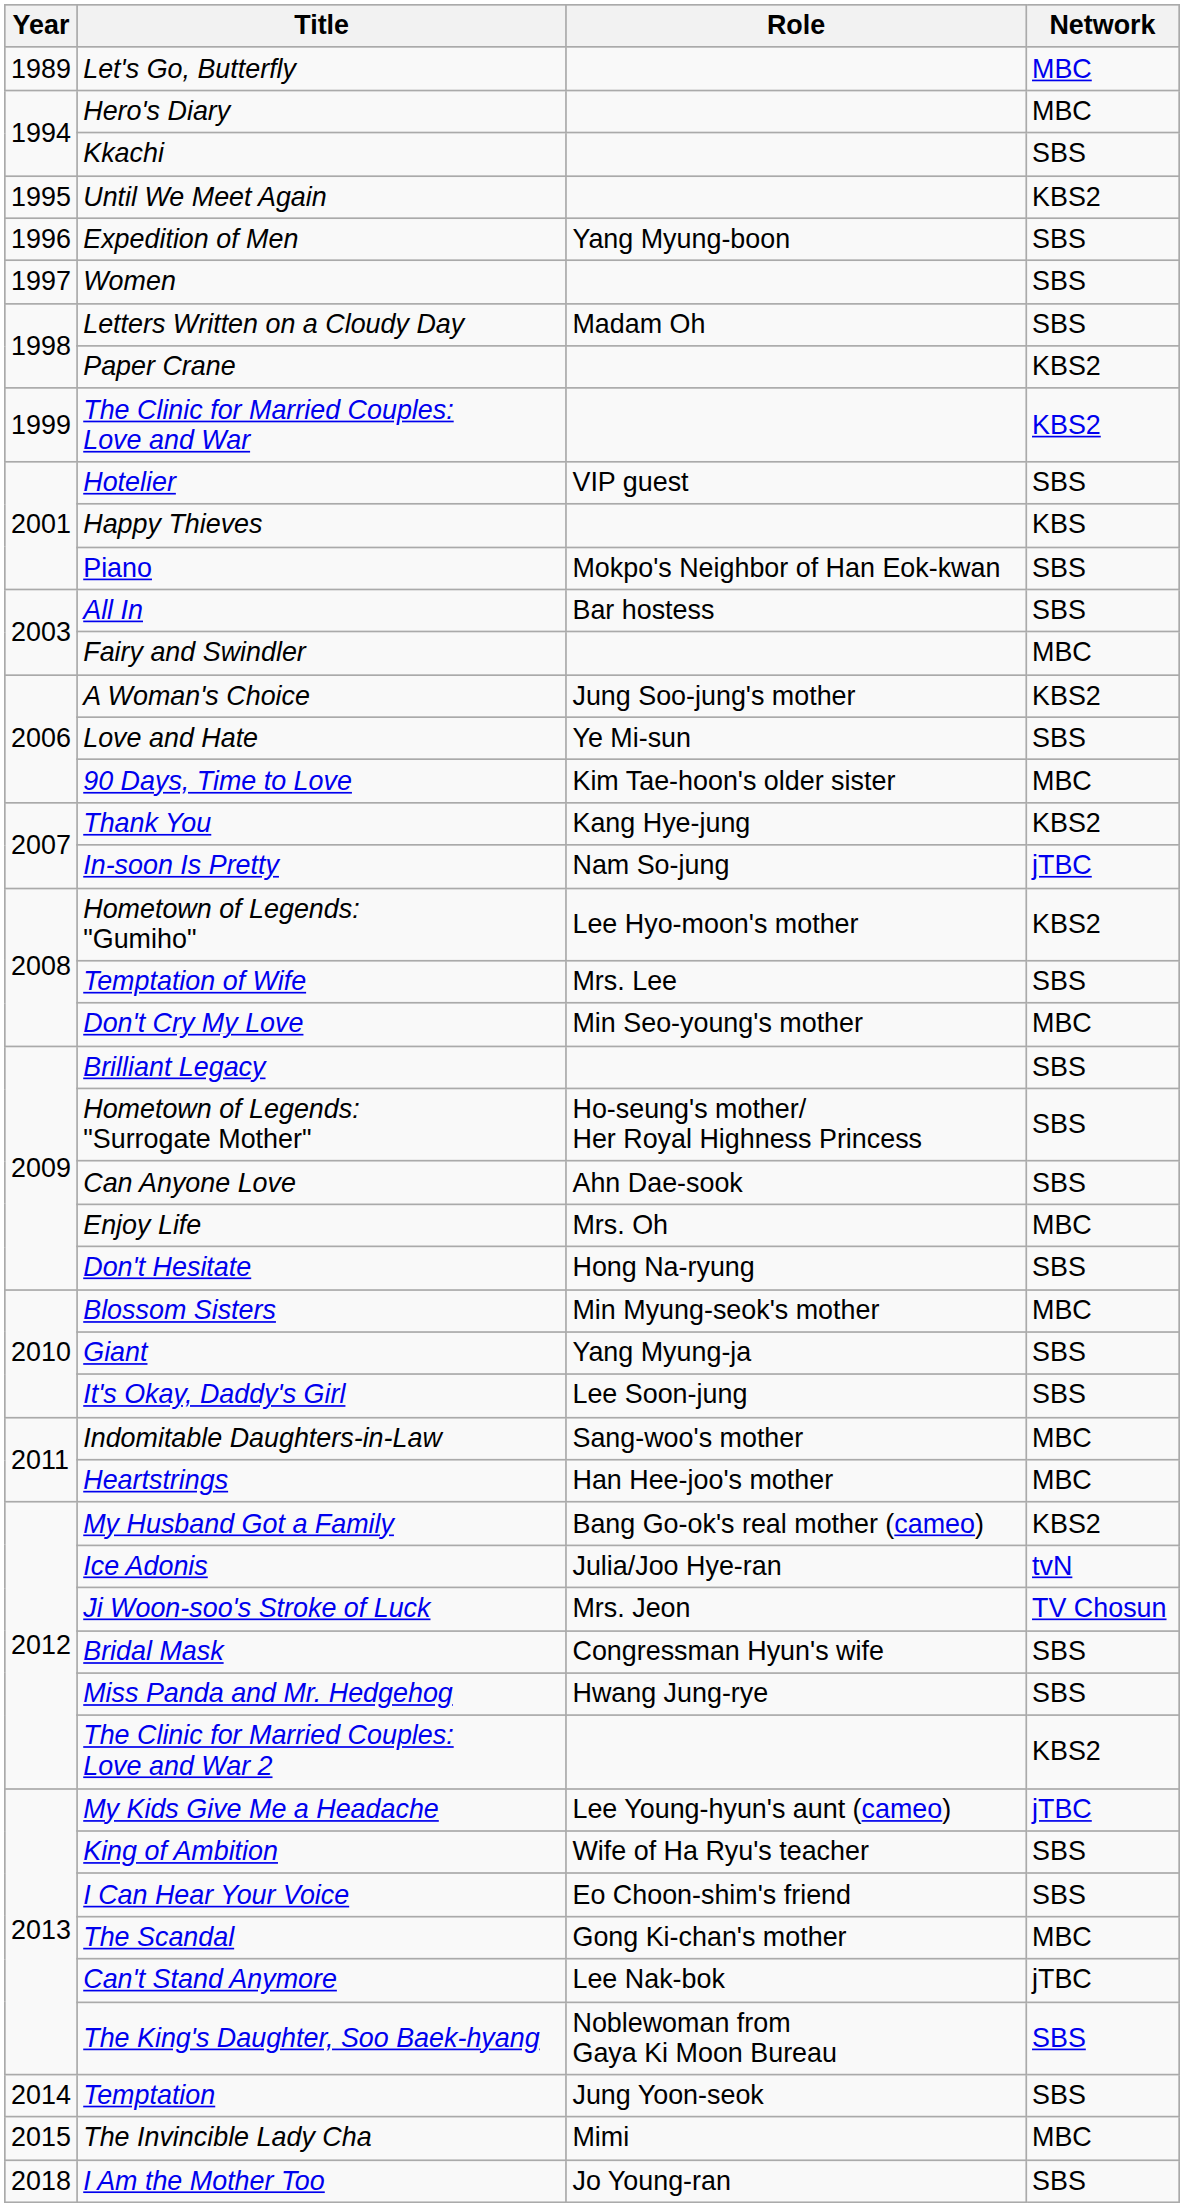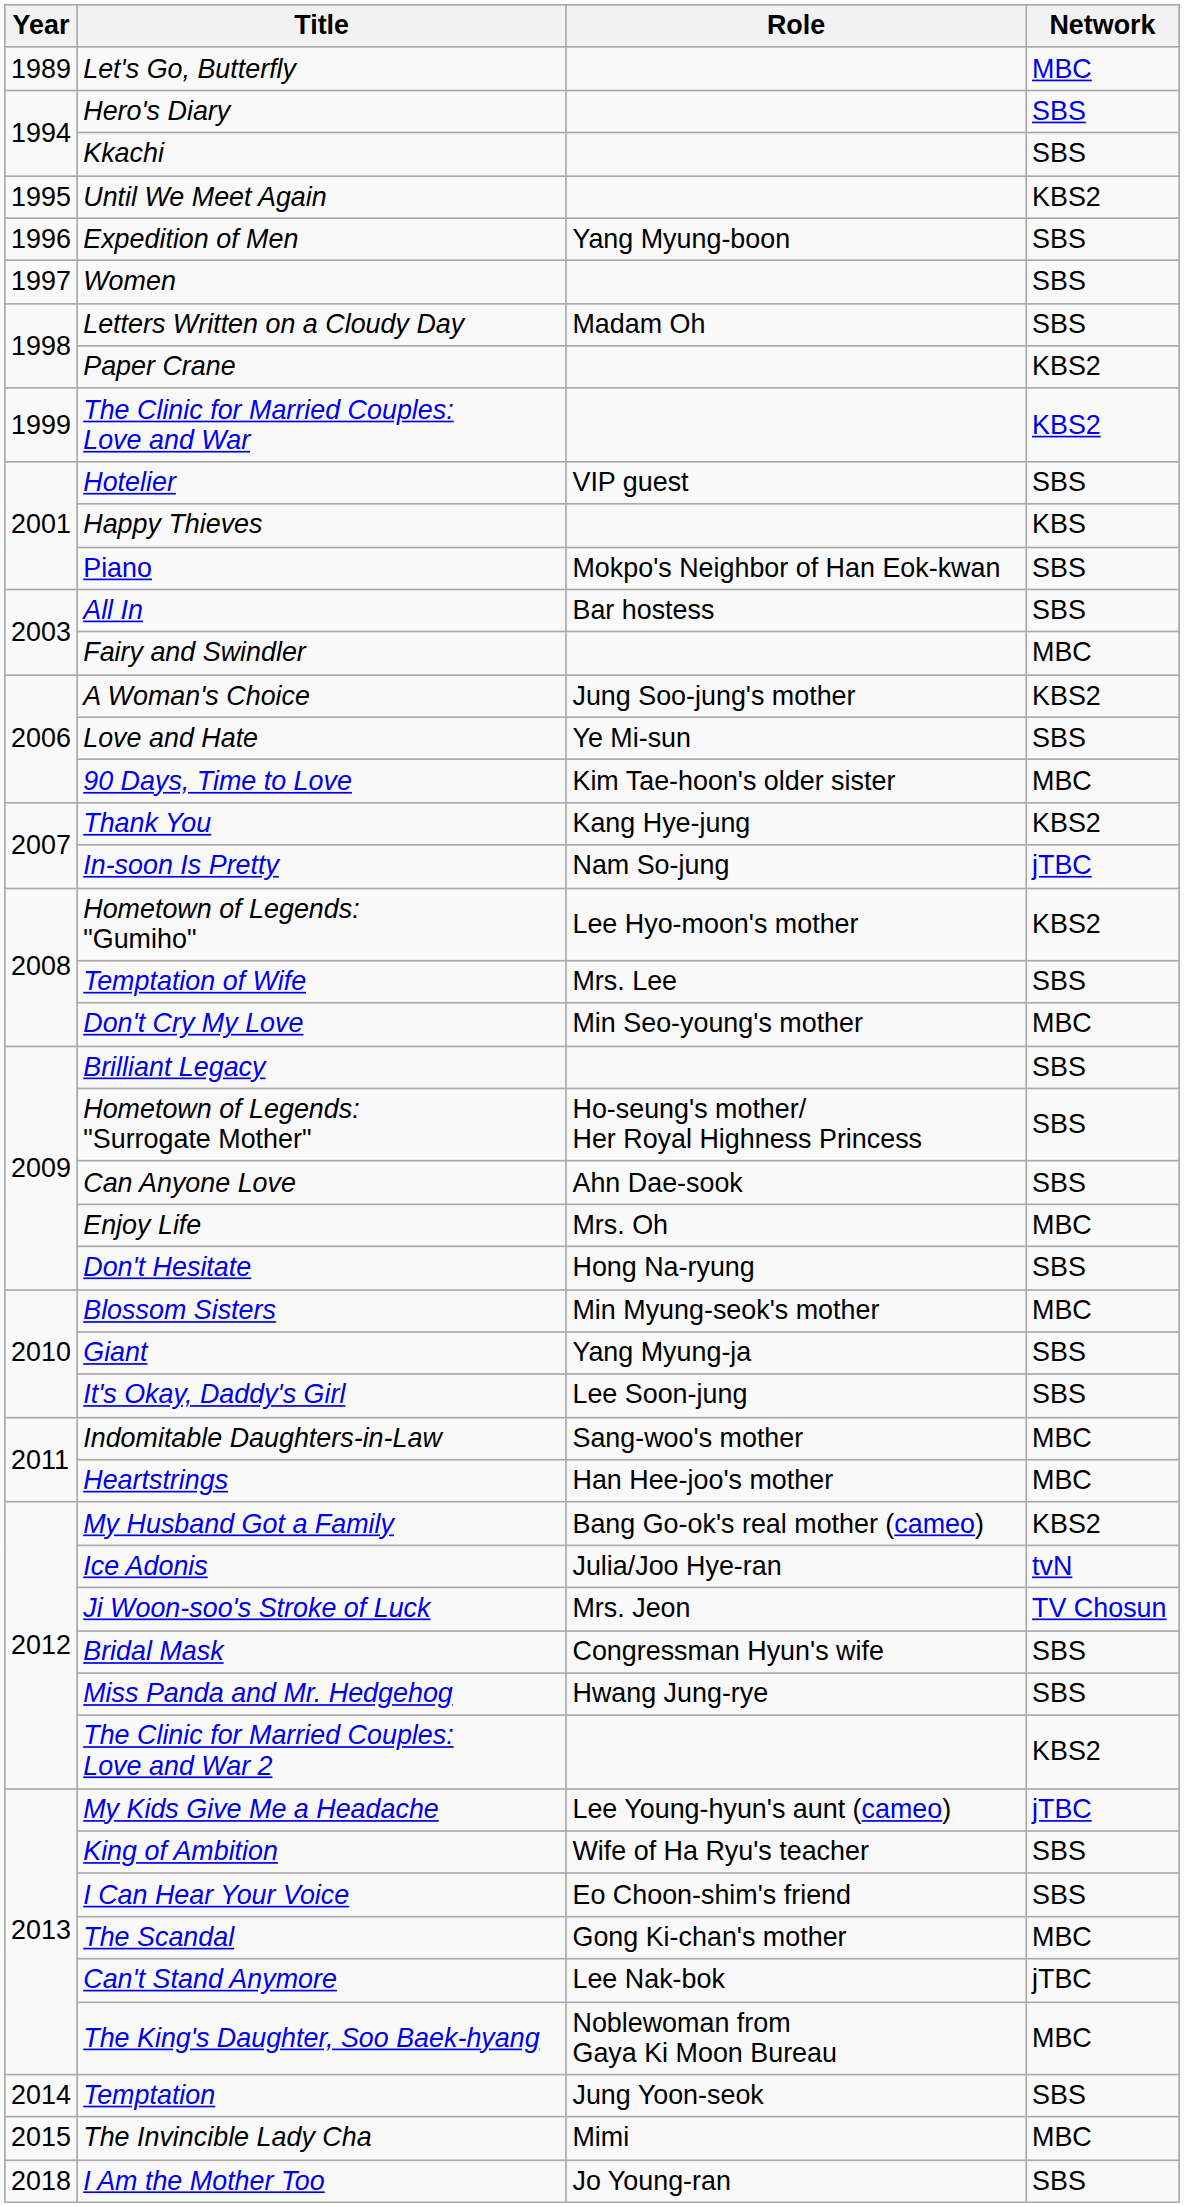(1062, 111) MBC -> (1059, 111) SBS
(1059, 2037) SBS -> (1062, 2037) MBC
